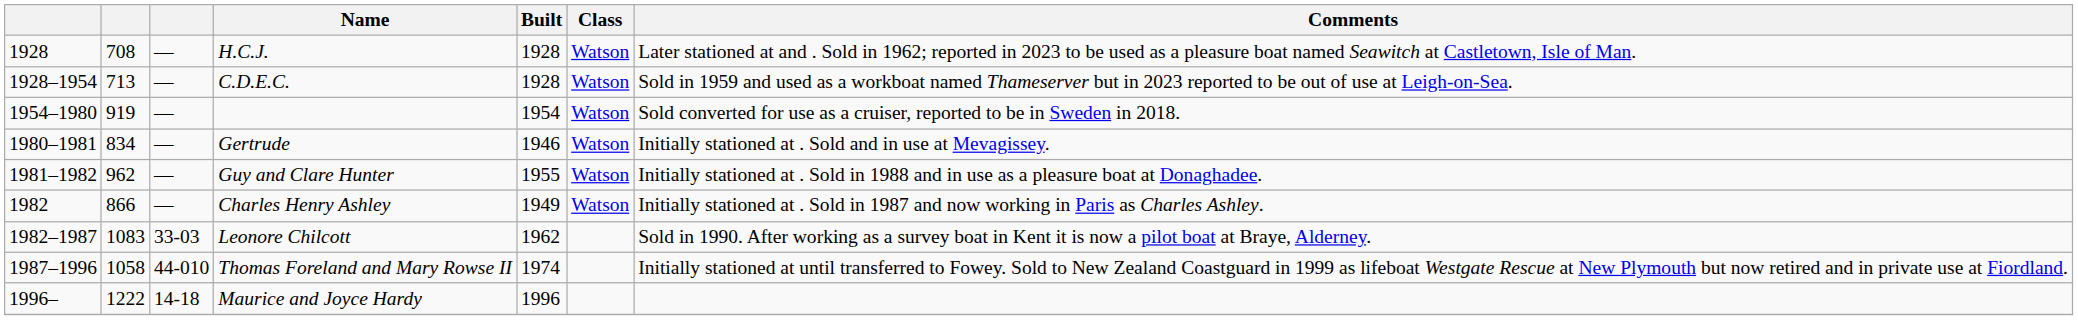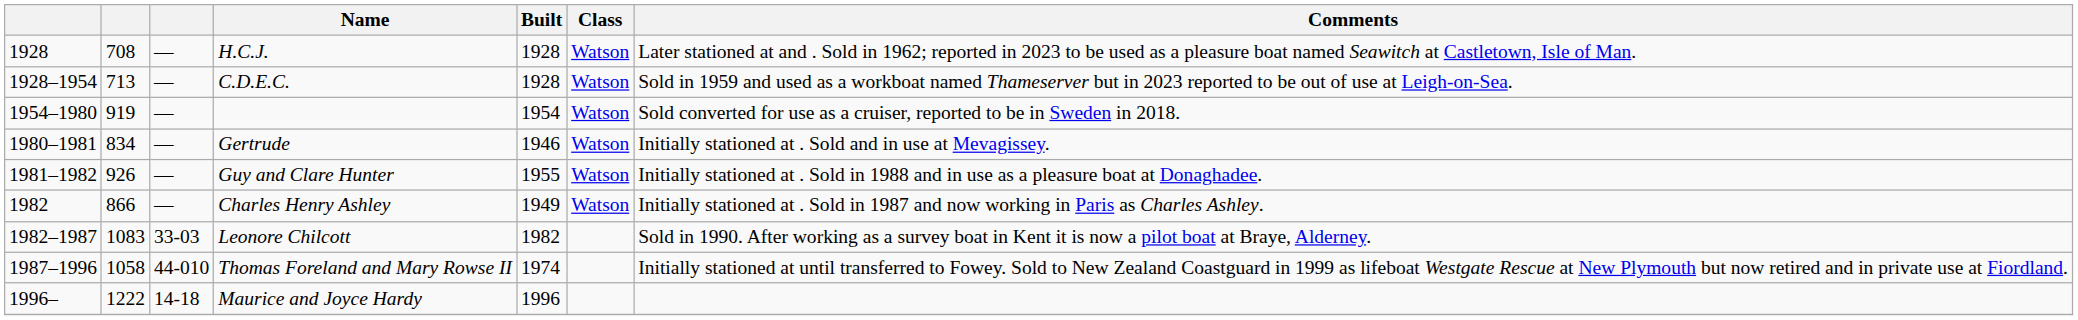(121, 174) 962 -> (121, 174) 926
(540, 236) 1962 -> (540, 236) 1982
